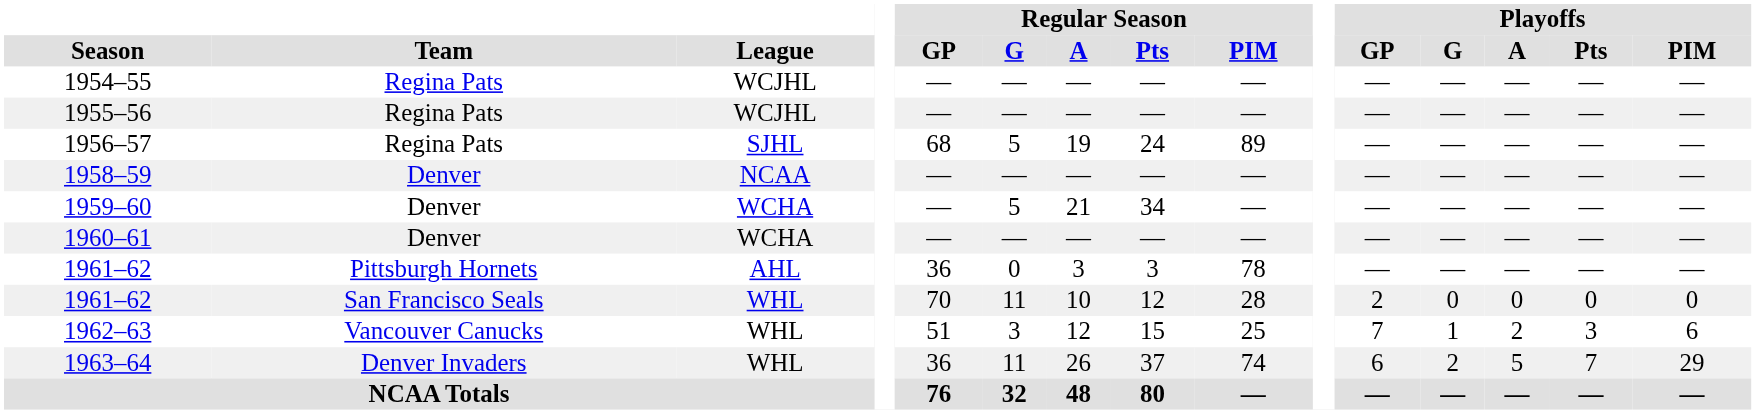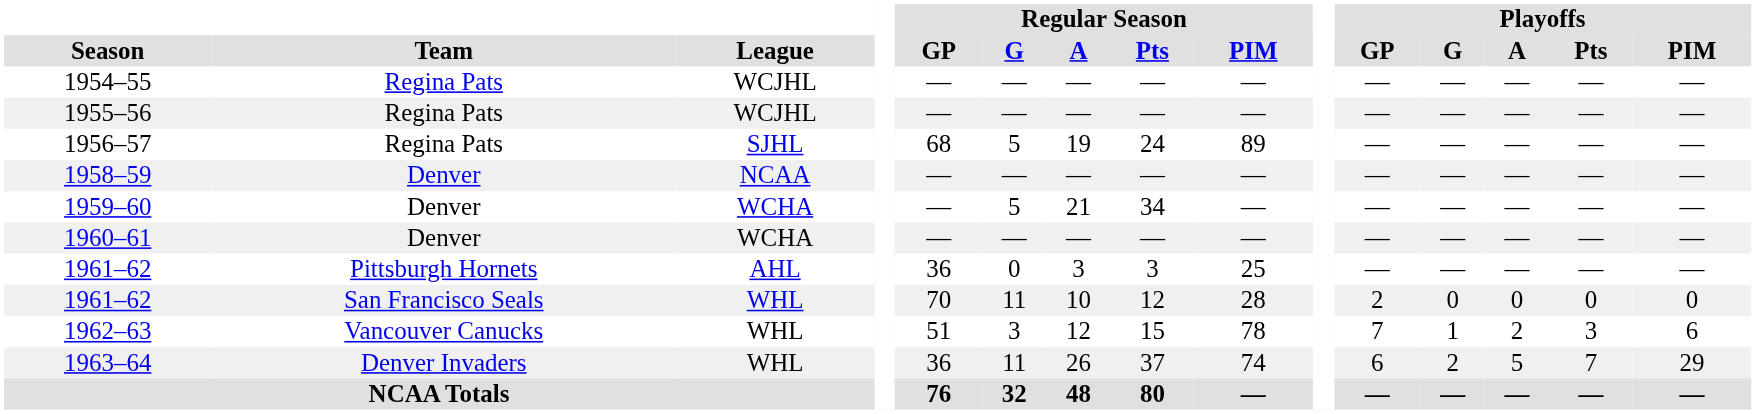(1253, 268) 78 -> (1253, 268) 25
(1253, 331) 25 -> (1253, 331) 78
